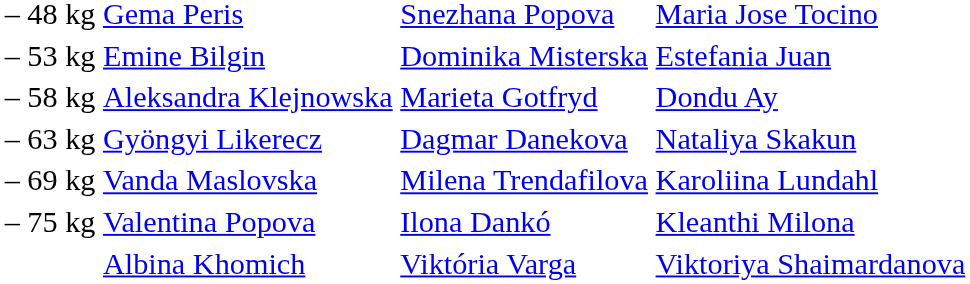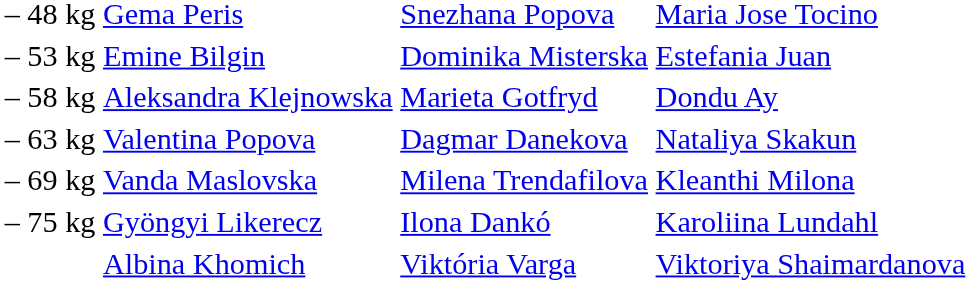(213, 138) Gyöngyi Likerecz -> (209, 138) Valentina Popova
(767, 180) Karoliina Lundahl -> (755, 180) Kleanthi Milona
(209, 222) Valentina Popova -> (213, 222) Gyöngyi Likerecz
(755, 222) Kleanthi Milona -> (767, 222) Karoliina Lundahl
